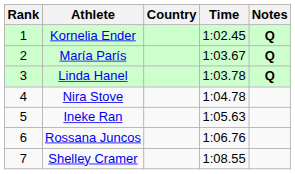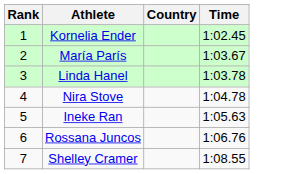- column: (270, 14)
